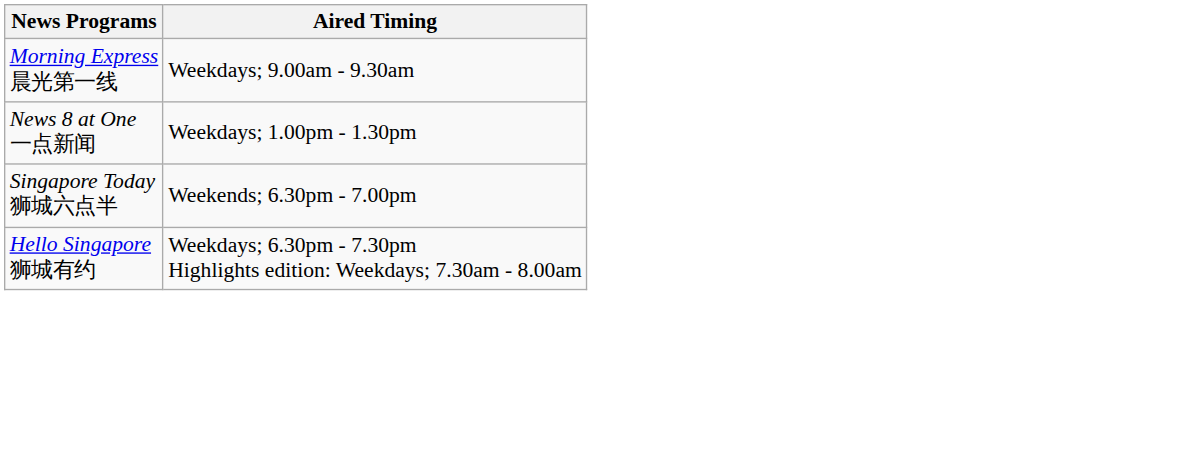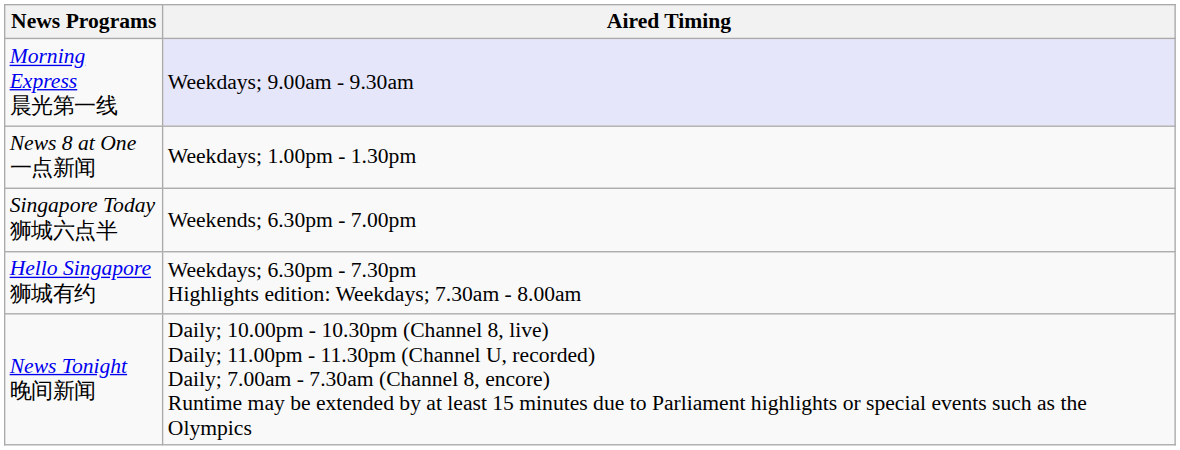(291, 70) no background -> (291, 82) lavender background
+ row: (68, 377)
